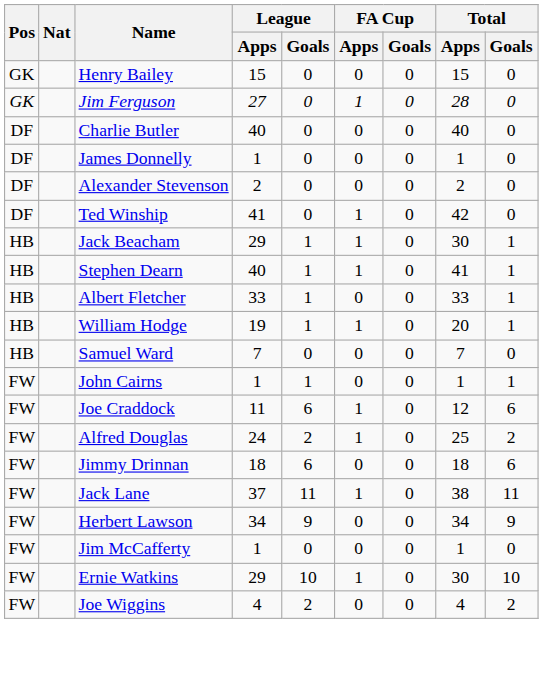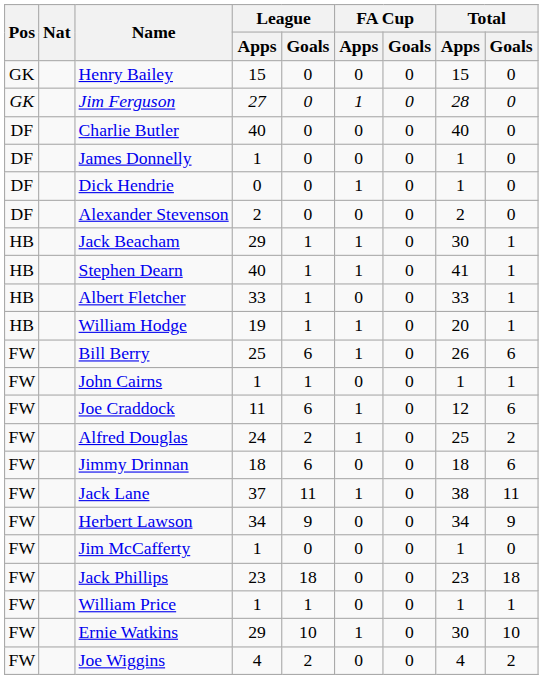+ row: (126, 185)
- row: (123, 213)
- row: (126, 353)
+ row: (114, 353)
+ row: (123, 576)
+ row: (127, 604)
